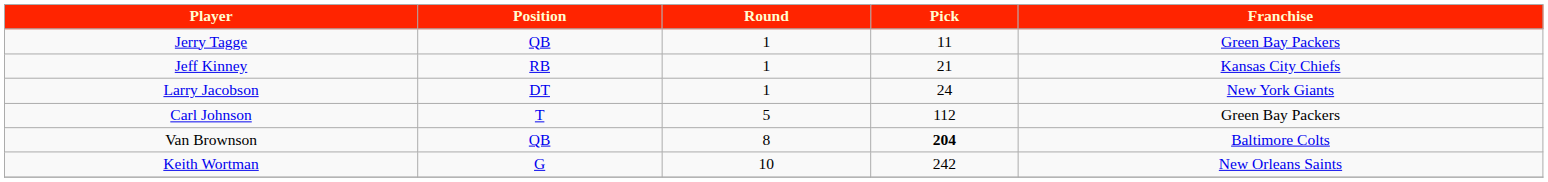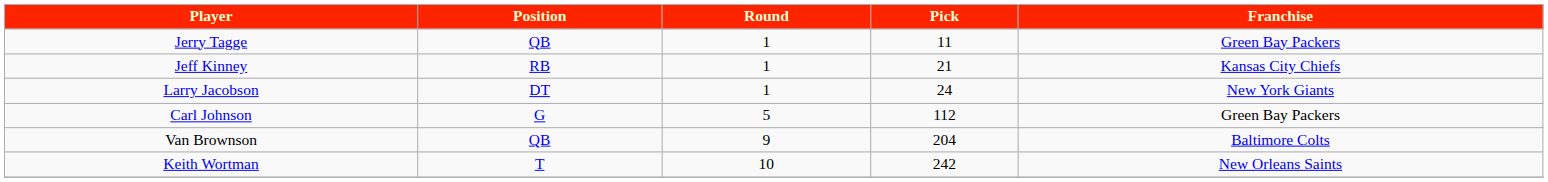(540, 115) T -> (540, 115) G
(766, 139) 8 -> (766, 139) 9
(944, 139) bold -> (944, 139) normal
(540, 164) G -> (540, 164) T
